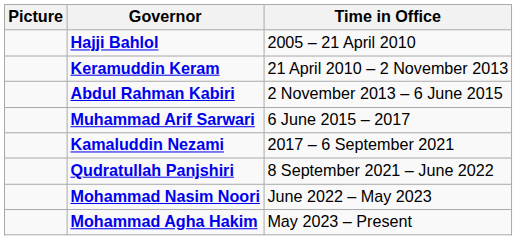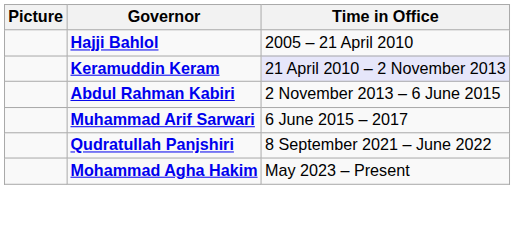(388, 68) no background -> (385, 68) lavender background
- row: (147, 145)
- row: (165, 196)
